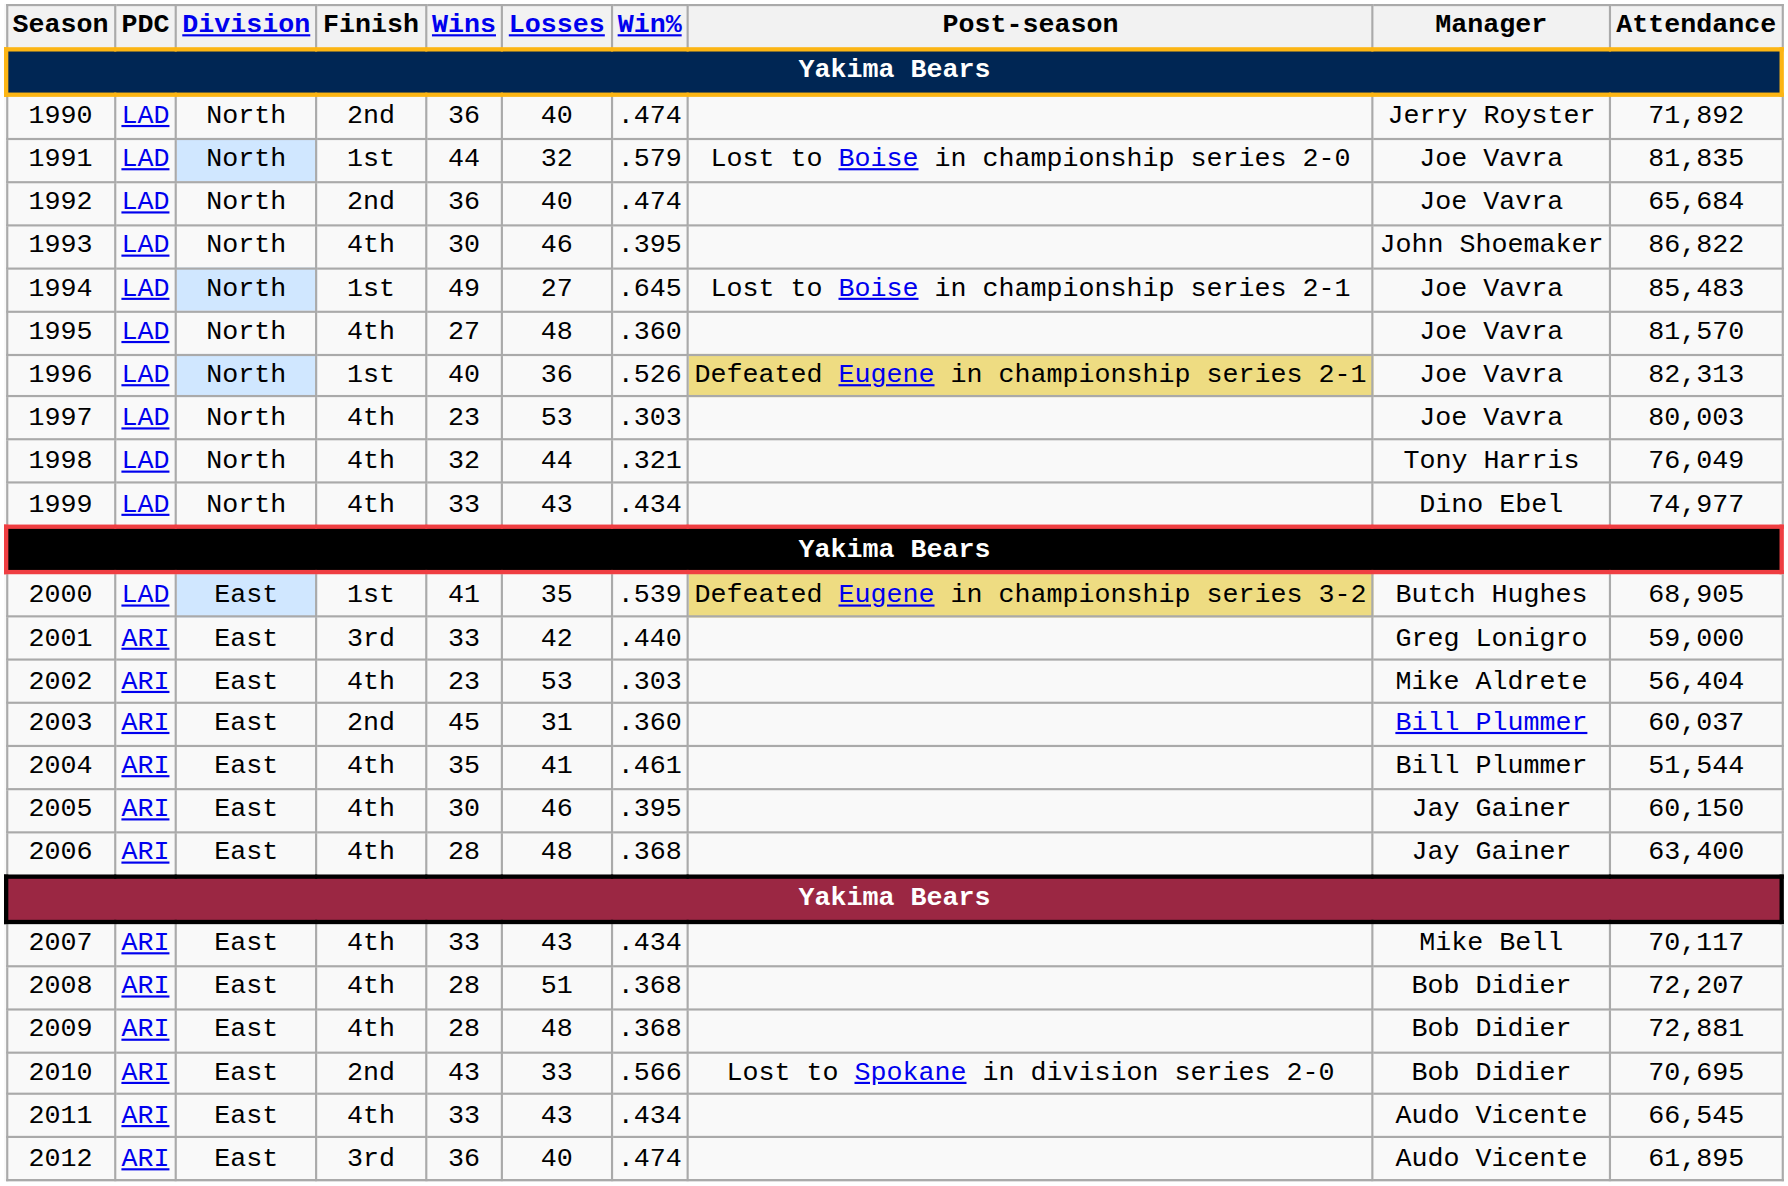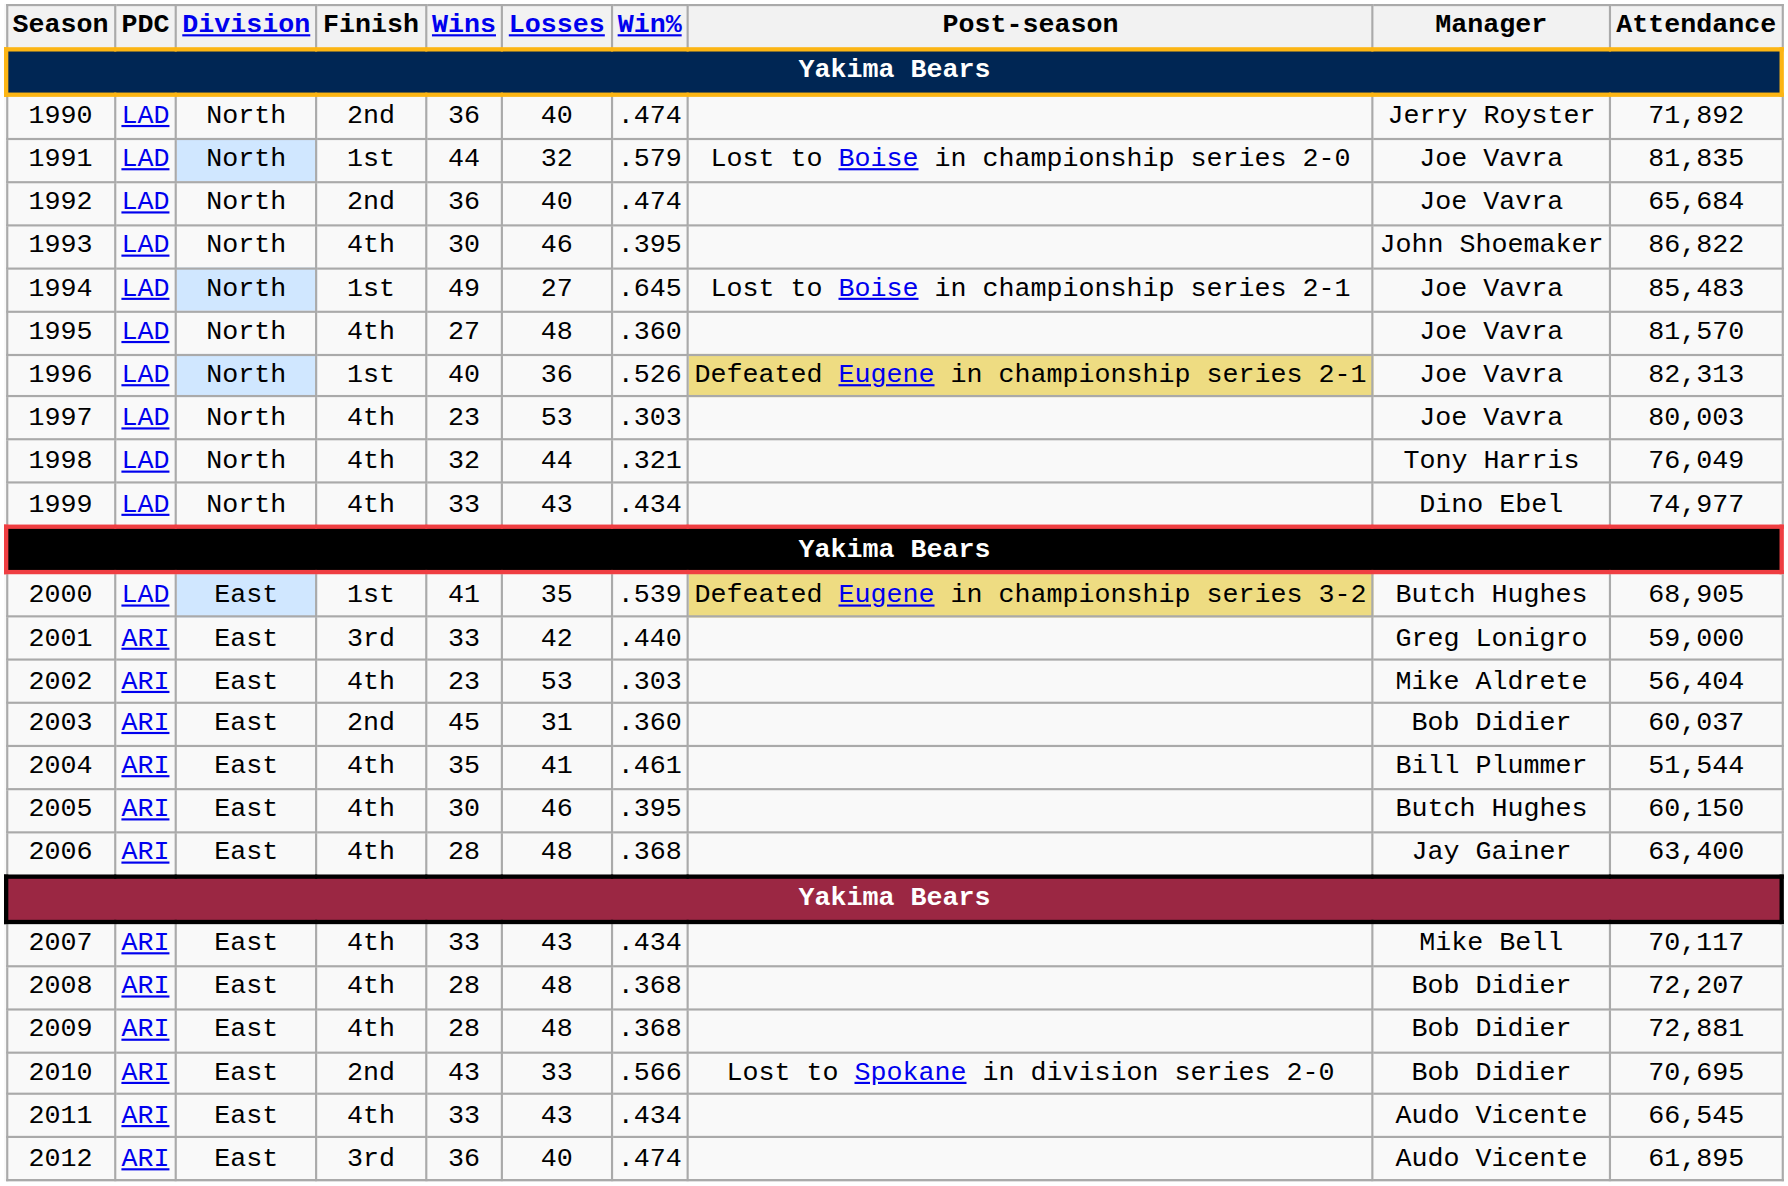(1491, 725) Bill Plummer -> (1491, 725) Bob Didier
(1491, 811) Jay Gainer -> (1491, 811) Butch Hughes
(557, 987) 51 -> (557, 987) 48
